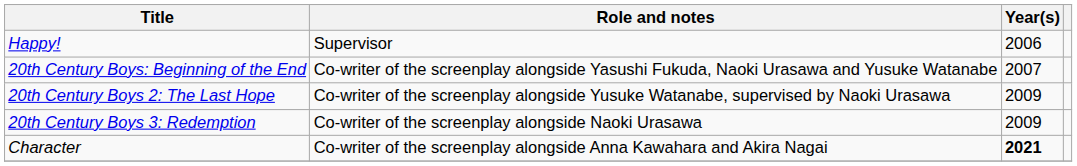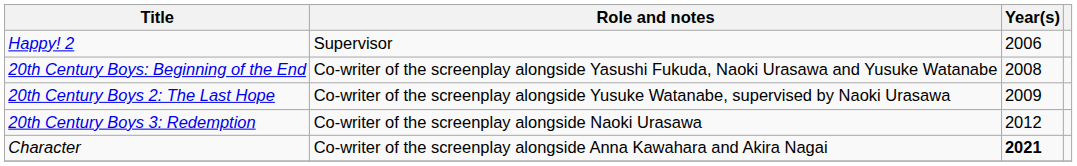- row: (34, 43)
+ row: (41, 43)
(1023, 69) 2007 -> (1023, 69) 2008
(1023, 122) 2009 -> (1023, 122) 2012
